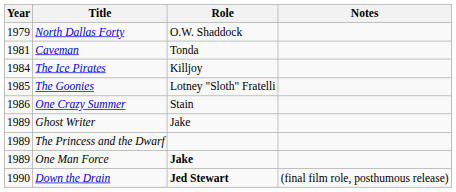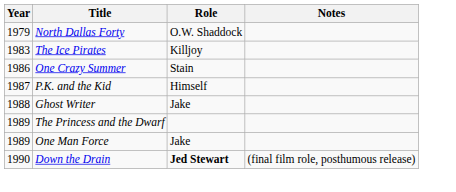- row: (57, 50)
(19, 68) 1984 -> (19, 50) 1983
- row: (65, 86)
+ row: (73, 86)
(19, 123) 1989 -> (19, 104) 1988
(181, 159) bold -> (180, 141) normal
